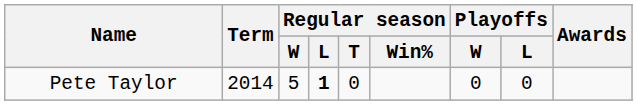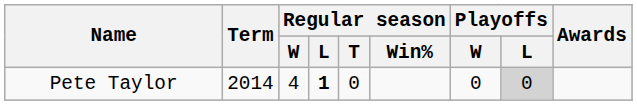(293, 84) 5 -> (293, 84) 4
(527, 84) no background -> (527, 84) lightgrey background
